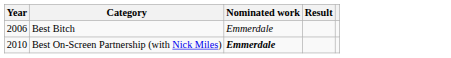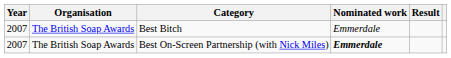+ column: (83, 12)
(17, 28) 2006 -> (17, 28) 2007
(17, 45) 2010 -> (17, 45) 2007
